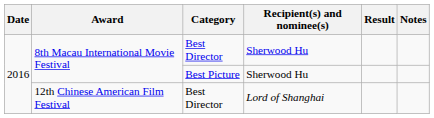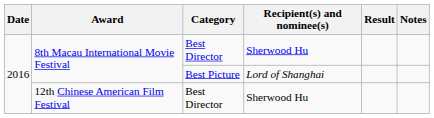(277, 74) Sherwood Hu -> (285, 74) Lord of Shanghai
(285, 98) Lord of Shanghai -> (277, 98) Sherwood Hu
